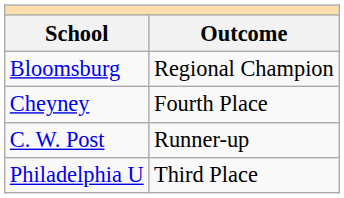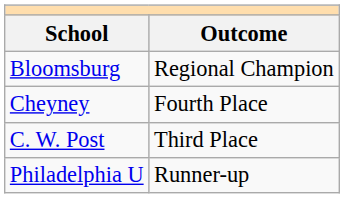(202, 139) Runner-up -> (206, 139) Third Place
(206, 175) Third Place -> (202, 175) Runner-up
